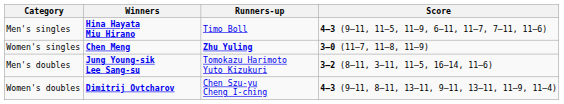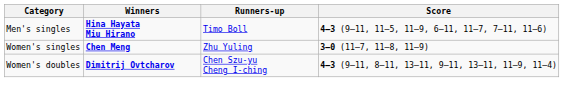(228, 47) bold -> (228, 47) normal
- row: (38, 65)
